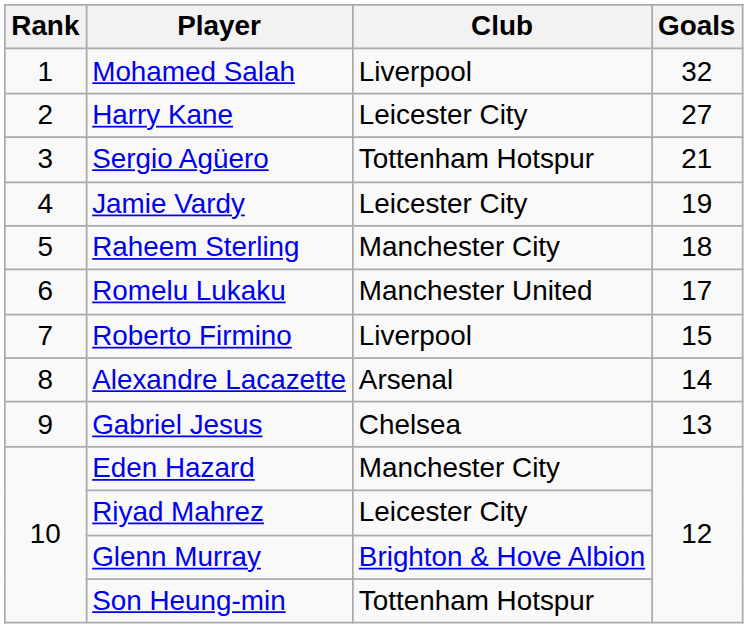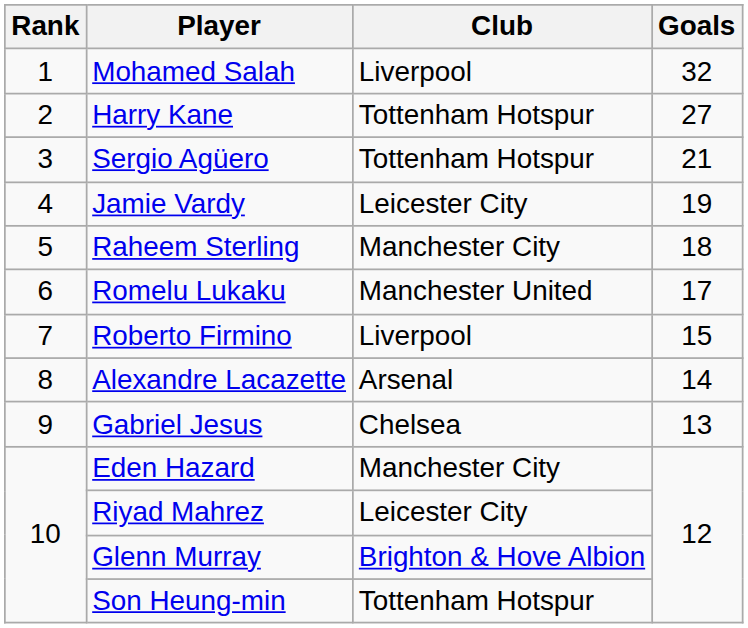(443, 114) Leicester City -> (476, 114) Tottenham Hotspur
